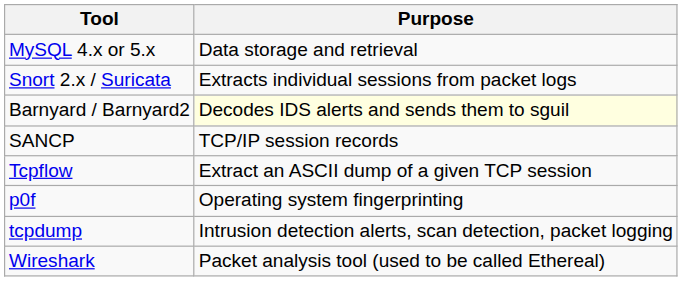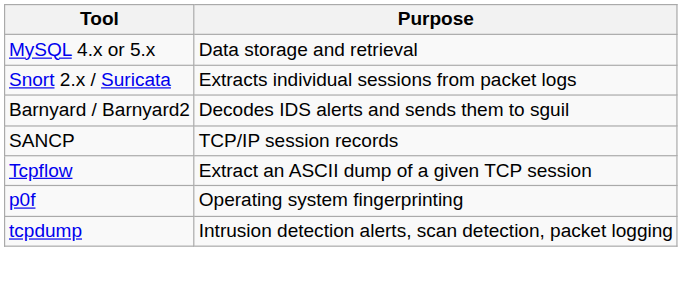(384, 110) lightyellow background -> (384, 110) no background
- row: (52, 261)
